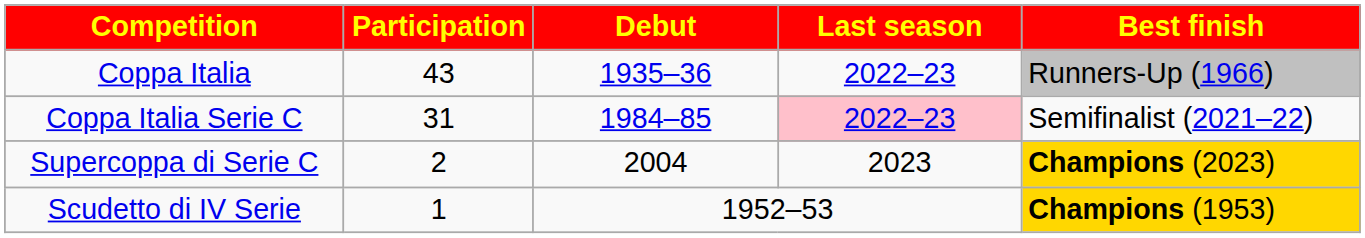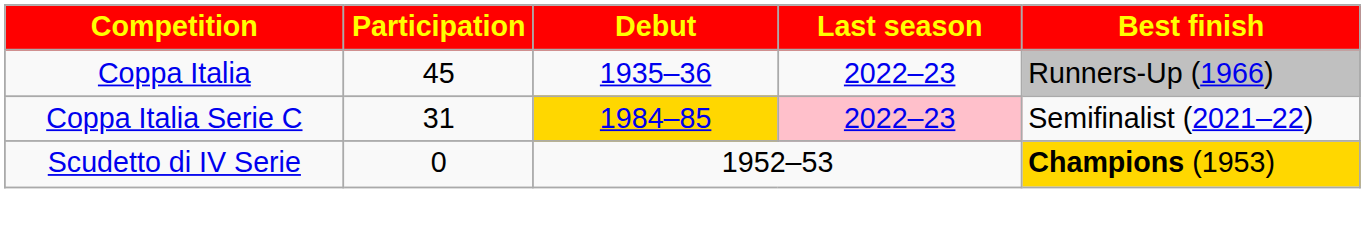(439, 72) 43 -> (439, 72) 45
(656, 118) no background -> (656, 118) gold background
- row: (174, 163)
(439, 208) 1 -> (439, 163) 0
